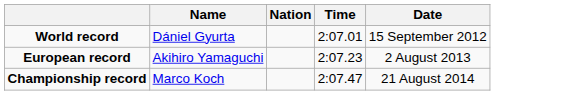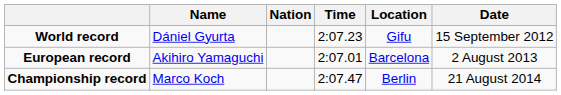+ column: (399, 15)
(340, 36) 2:07.01 -> (340, 36) 2:07.23
(340, 57) 2:07.23 -> (340, 57) 2:07.01
